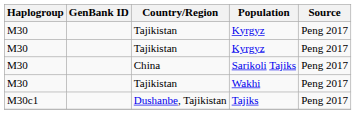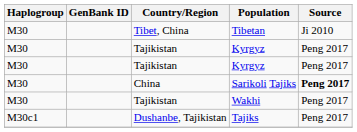+ row: (161, 30)
(325, 65) normal -> (325, 83) bold
